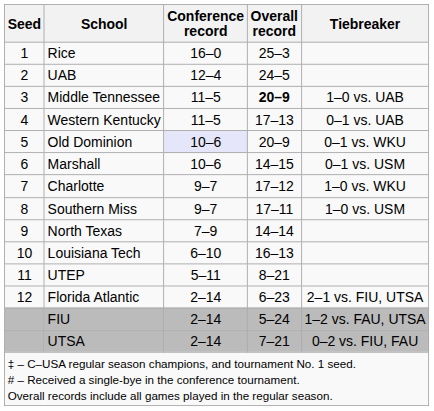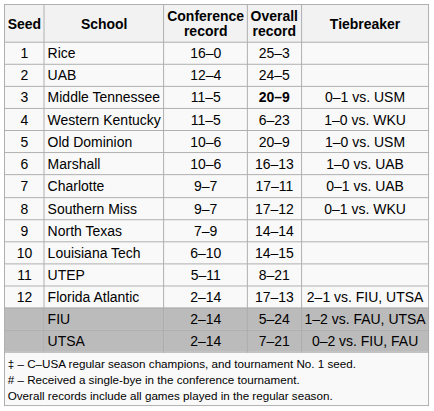(365, 98) 1–0 vs. UAB -> (365, 98) 0–1 vs. USM
(274, 120) 17–13 -> (274, 120) 6–23
(365, 120) 0–1 vs. UAB -> (365, 120) 1–0 vs. WKU
(206, 142) lavender background -> (206, 142) no background
(365, 142) 0–1 vs. WKU -> (365, 142) 1–0 vs. USM
(274, 164) 14–15 -> (274, 164) 16–13
(365, 164) 0–1 vs. USM -> (365, 164) 1–0 vs. UAB
(274, 186) 17–12 -> (274, 186) 17–11
(365, 186) 1–0 vs. WKU -> (365, 186) 0–1 vs. UAB
(274, 208) 17–11 -> (274, 208) 17–12
(365, 208) 1–0 vs. USM -> (365, 208) 0–1 vs. WKU
(274, 253) 16–13 -> (274, 253) 14–15
(274, 297) 6–23 -> (274, 297) 17–13
